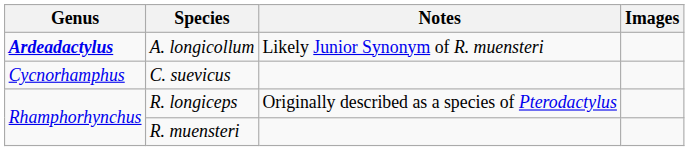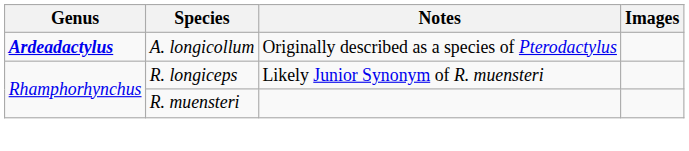(403, 46) Likely Junior Synonym of R. muensteri -> (440, 46) Originally described as a species of Pterodactylus
- row: (190, 74)
(440, 103) Originally described as a species of Pterodactylus -> (403, 74) Likely Junior Synonym of R. muensteri
